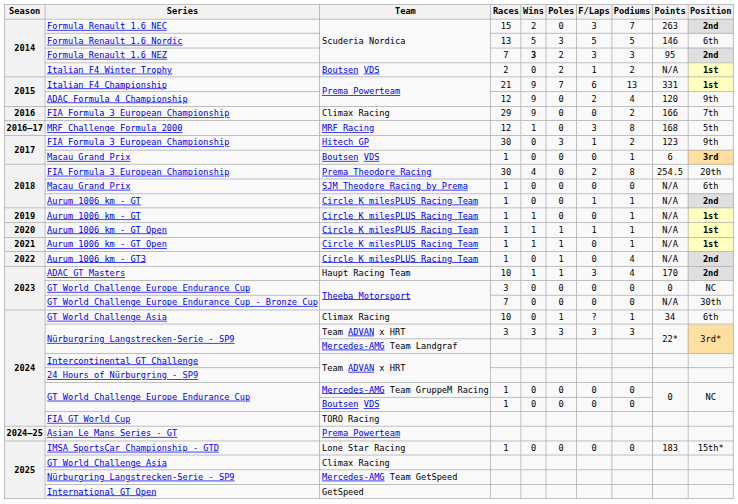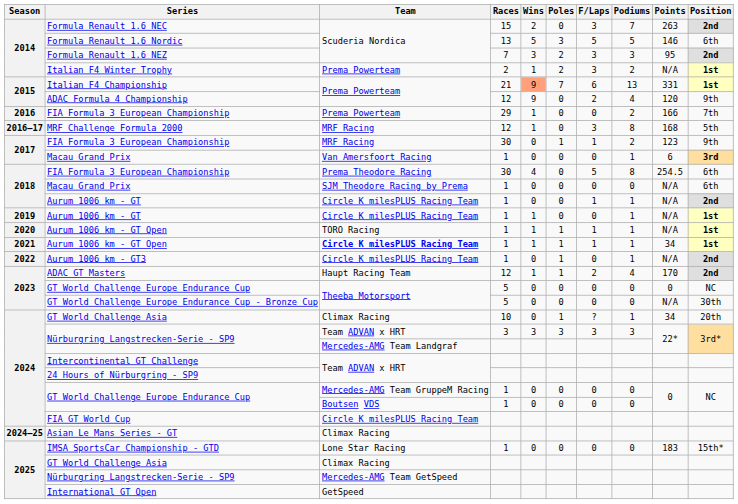(534, 55) bold -> (534, 55) normal
(351, 70) Boutsen VDS -> (361, 70) Prema Powerteam
(534, 70) 0 -> (534, 70) 1
(594, 70) 1 -> (594, 70) 3
(534, 84) no background -> (534, 84) lightsalmon background
(356, 113) Climax Racing -> (361, 113) Prema Powerteam
(534, 113) 9 -> (534, 113) 1
(345, 142) Hitech GP -> (348, 142) MRF Racing
(561, 142) 3 -> (561, 142) 1
(351, 157) Boutsen VDS -> (377, 157) Van Amersfoort Racing
(594, 171) 2 -> (594, 171) 5
(711, 171) 20th -> (711, 171) 6th
(400, 230) Circle K milesPLUS Racing Team -> (351, 230) TORO Racing
(400, 244) normal -> (400, 244) bold
(594, 244) 0 -> (594, 244) 1
(670, 244) N/A -> (670, 244) 34
(632, 259) 4 -> (632, 259) 1
(506, 273) 10 -> (506, 273) 12
(594, 273) 3 -> (594, 273) 2
(506, 288) 3 -> (506, 288) 5
(506, 302) 7 -> (506, 302) 5
(711, 317) 6th -> (711, 317) 20th
(351, 419) TORO Racing -> (400, 419) Circle K milesPLUS Racing Team
(361, 433) Prema Powerteam -> (356, 433) Climax Racing
